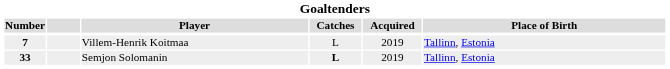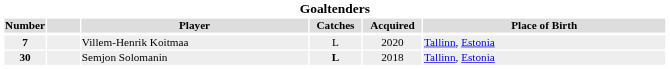(392, 42) 2019 -> (392, 42) 2020
(25, 57) 33 -> (25, 57) 30
(392, 57) 2019 -> (392, 57) 2018
